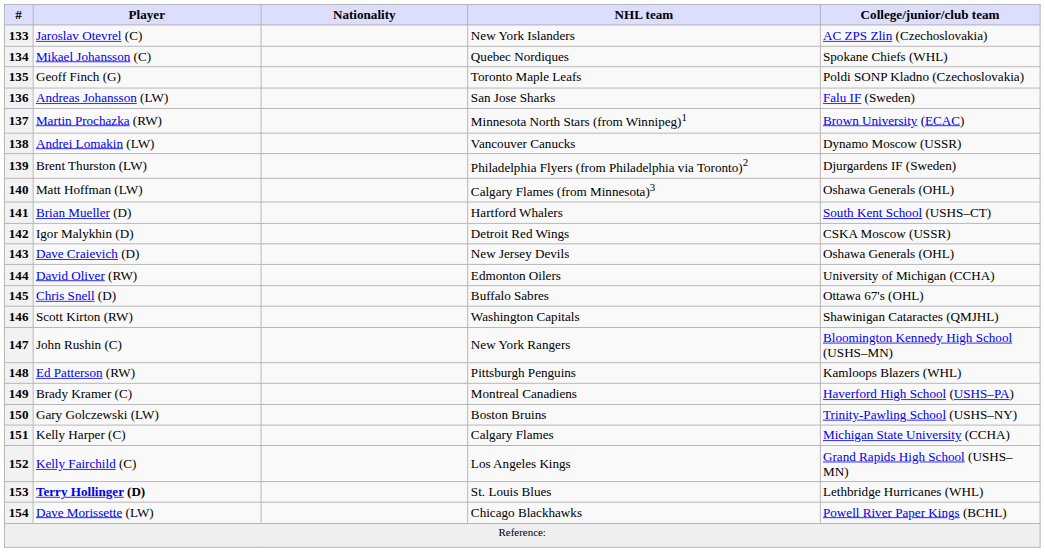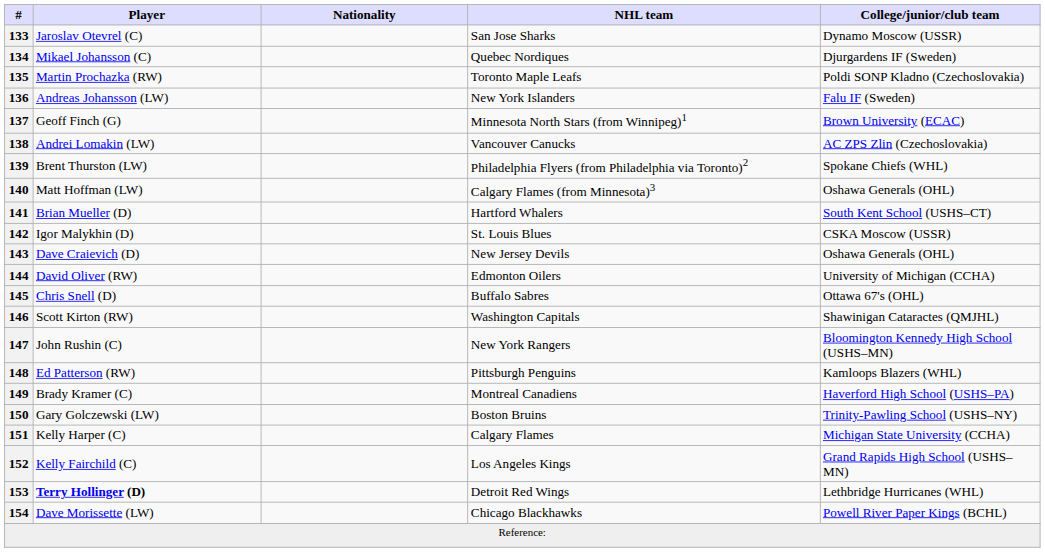(523, 35) New York Islanders -> (513, 35) San Jose Sharks
(905, 35) AC ZPS Zlin (Czechoslovakia) -> (892, 35) Dynamo Moscow (USSR)
(885, 56) Spokane Chiefs (WHL) -> (890, 56) Djurgardens IF (Sweden)
(78, 77) Geoff Finch (G) -> (99, 77) Martin Prochazka (RW)
(513, 98) San Jose Sharks -> (523, 98) New York Islanders
(99, 120) Martin Prochazka (RW) -> (78, 120) Geoff Finch (G)
(892, 143) Dynamo Moscow (USSR) -> (905, 143) AC ZPS Zlin (Czechoslovakia)
(890, 165) Djurgardens IF (Sweden) -> (885, 165) Spokane Chiefs (WHL)
(520, 233) Detroit Red Wings -> (511, 233) St. Louis Blues
(511, 492) St. Louis Blues -> (520, 492) Detroit Red Wings
